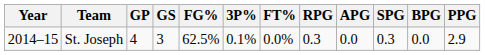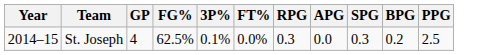- column: (166, 15)
(420, 38) 0.0 -> (395, 38) 0.2
(457, 38) 2.9 -> (431, 38) 2.5
